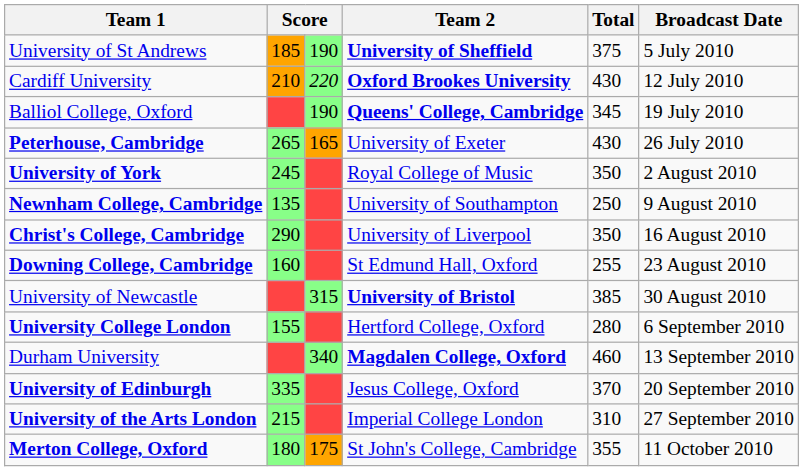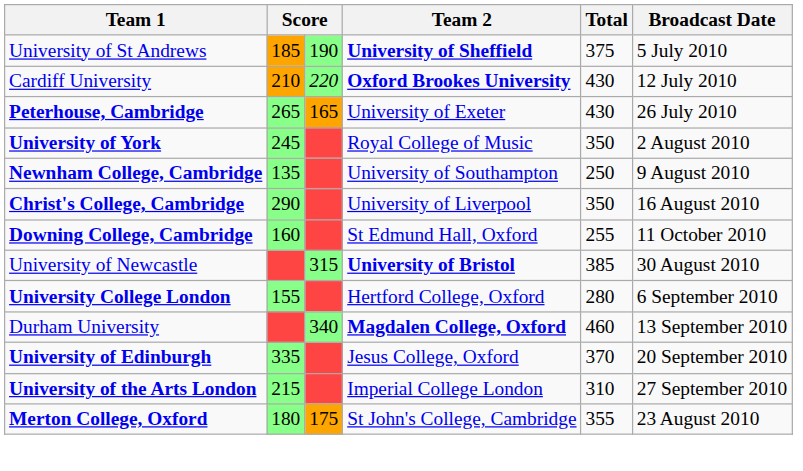- row: (101, 111)
(705, 265) 23 August 2010 -> (701, 234) 11 October 2010
(708, 449) 11 October 2010 -> (698, 419) 23 August 2010
